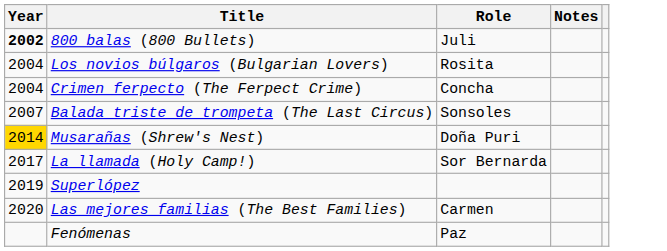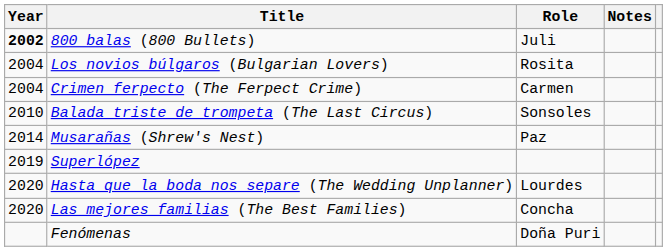(467, 89) Concha -> (547, 89) Carmen
(26, 113) 2007 -> (26, 113) 2010
(26, 137) gold background -> (26, 137) no background
(480, 137) Doña Puri -> (534, 137) Paz
- row: (153, 162)
+ row: (282, 186)
(467, 210) Carmen -> (547, 210) Concha
(454, 234) Paz -> (560, 234) Doña Puri
